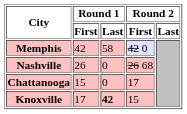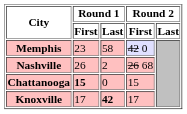(80, 48) 42 -> (80, 48) 23
(105, 65) 0 -> (105, 65) 2
(80, 82) normal -> (80, 82) bold
(133, 82) 17 -> (133, 82) 15
(133, 99) 15 -> (133, 99) 17
